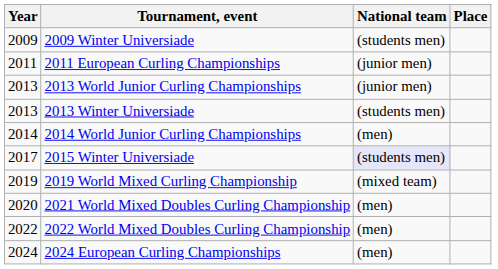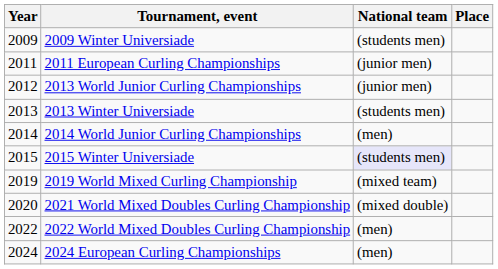(23, 87) 2013 -> (23, 87) 2012
(23, 157) 2017 -> (23, 157) 2015
(375, 205) (men) -> (403, 205) (mixed double)
